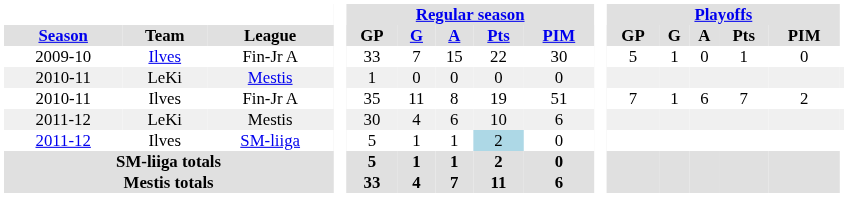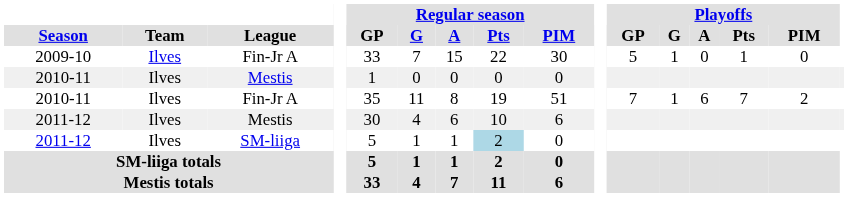(165, 77) LeKi -> (165, 77) Ilves
(165, 119) LeKi -> (165, 119) Ilves
